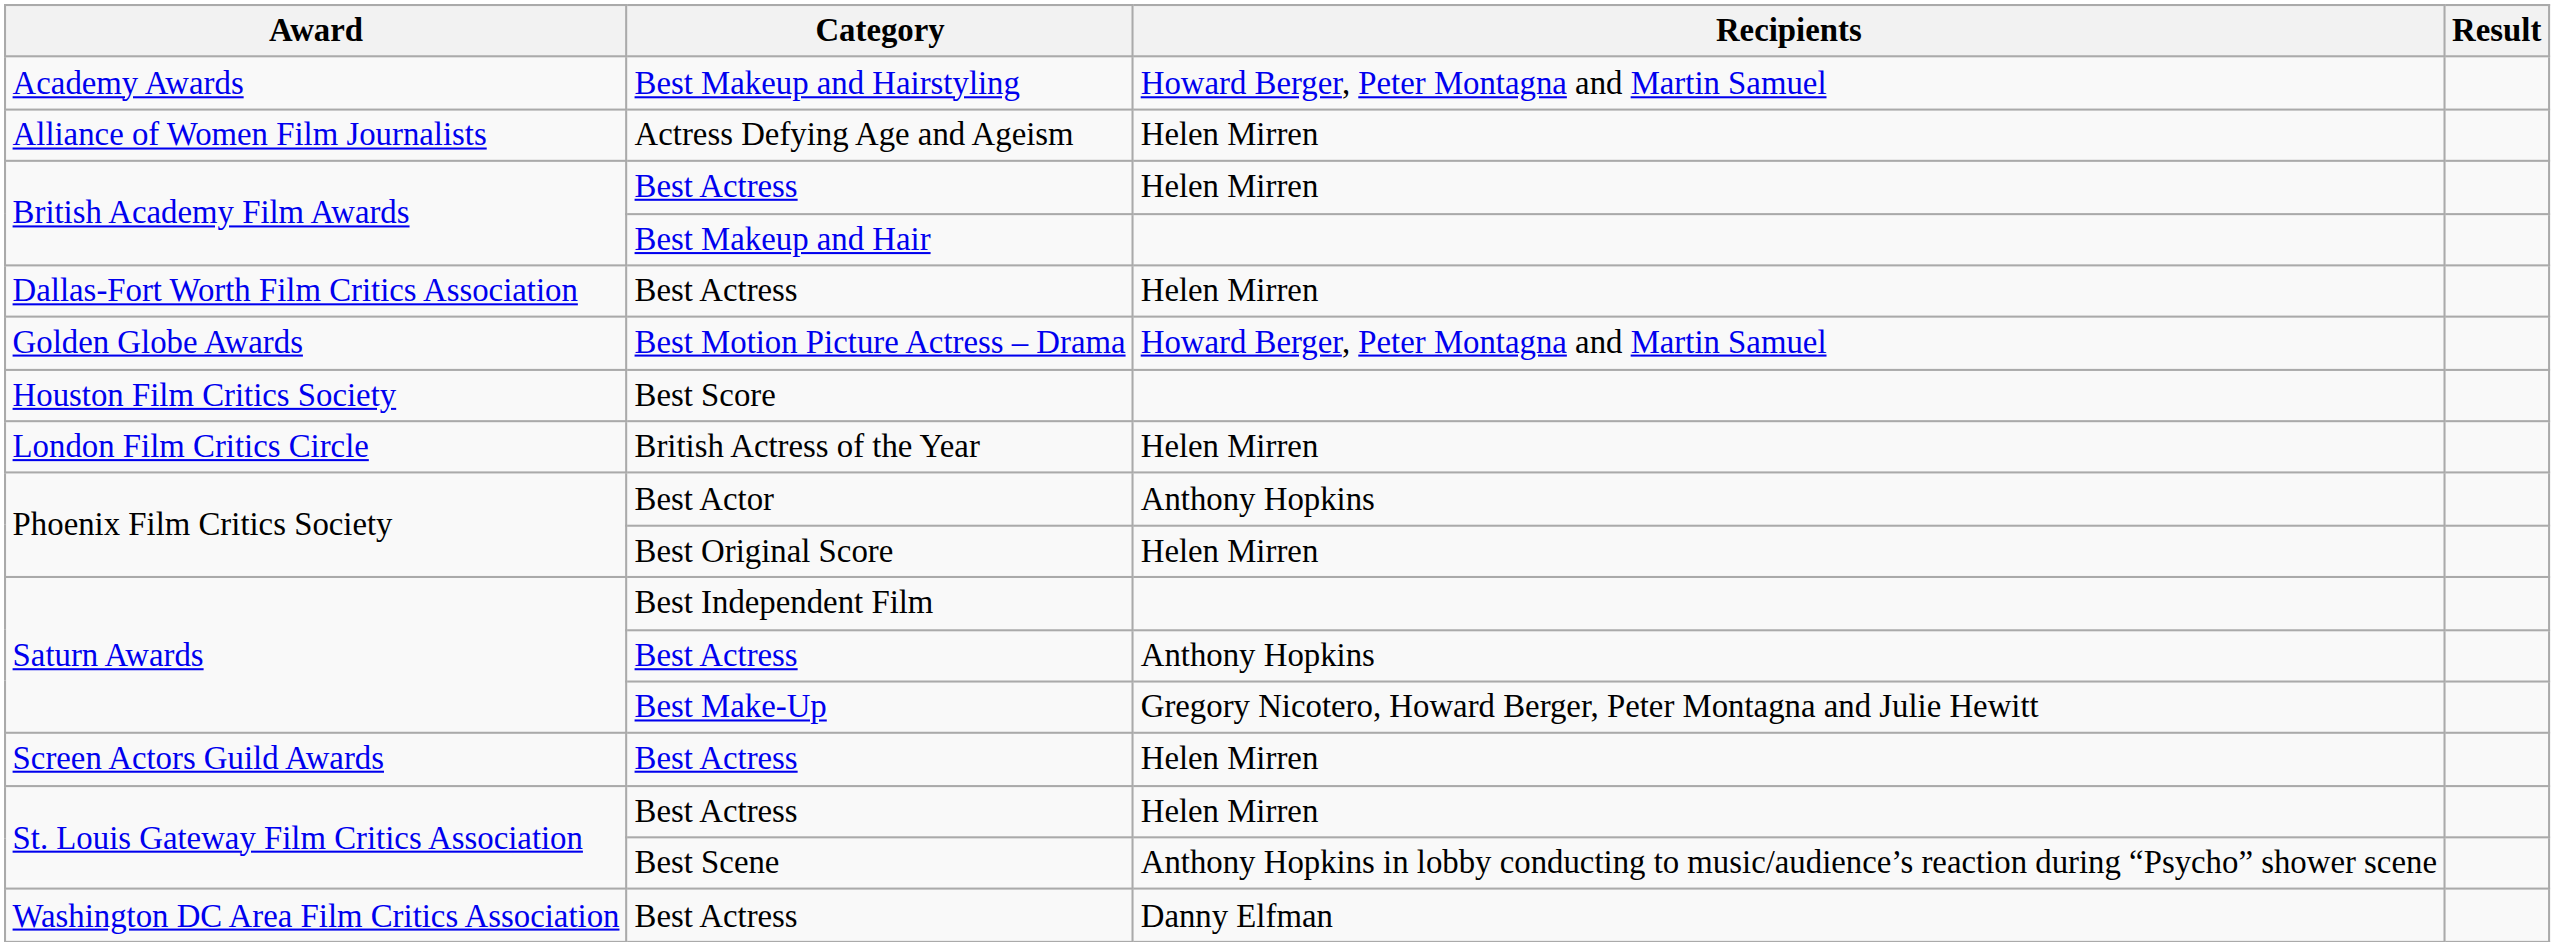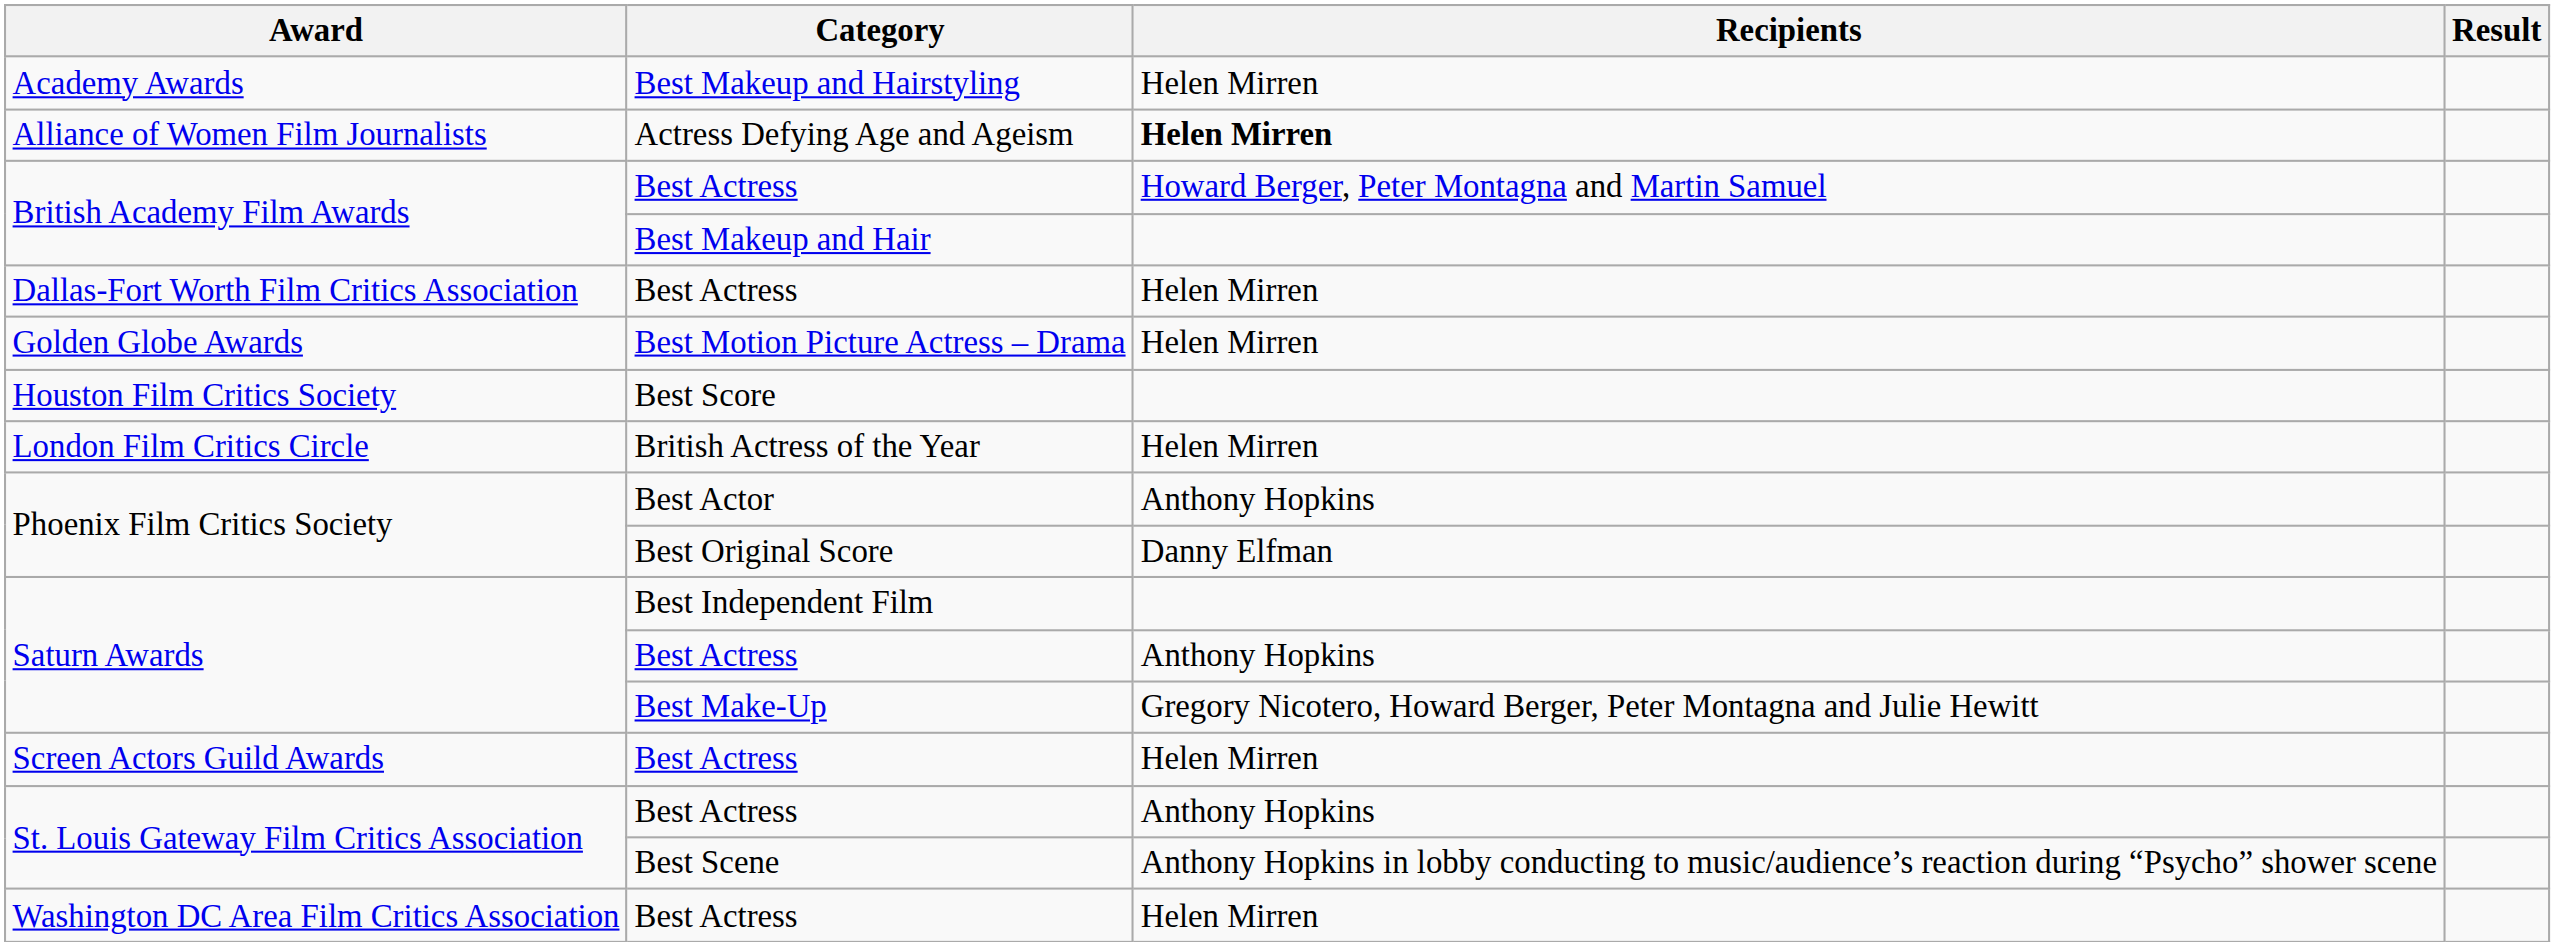(1484, 82) Howard Berger, Peter Montagna and Martin Samuel -> (1229, 82) Helen Mirren
(1229, 134) normal -> (1236, 134) bold
(1229, 186) Helen Mirren -> (1484, 186) Howard Berger, Peter Montagna and Martin Samuel
(1484, 342) Howard Berger, Peter Montagna and Martin Samuel -> (1229, 342) Helen Mirren
(1229, 550) Helen Mirren -> (1237, 550) Danny Elfman
(1229, 810) Helen Mirren -> (1258, 810) Anthony Hopkins
(1237, 914) Danny Elfman -> (1229, 914) Helen Mirren
